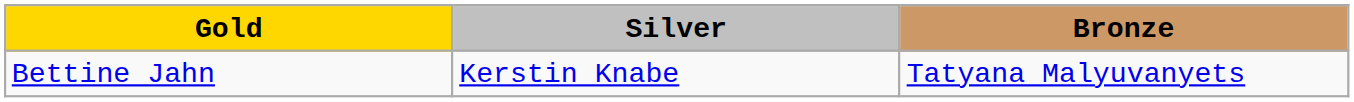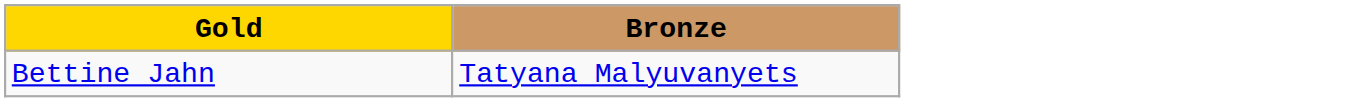- column: (676, 28)
